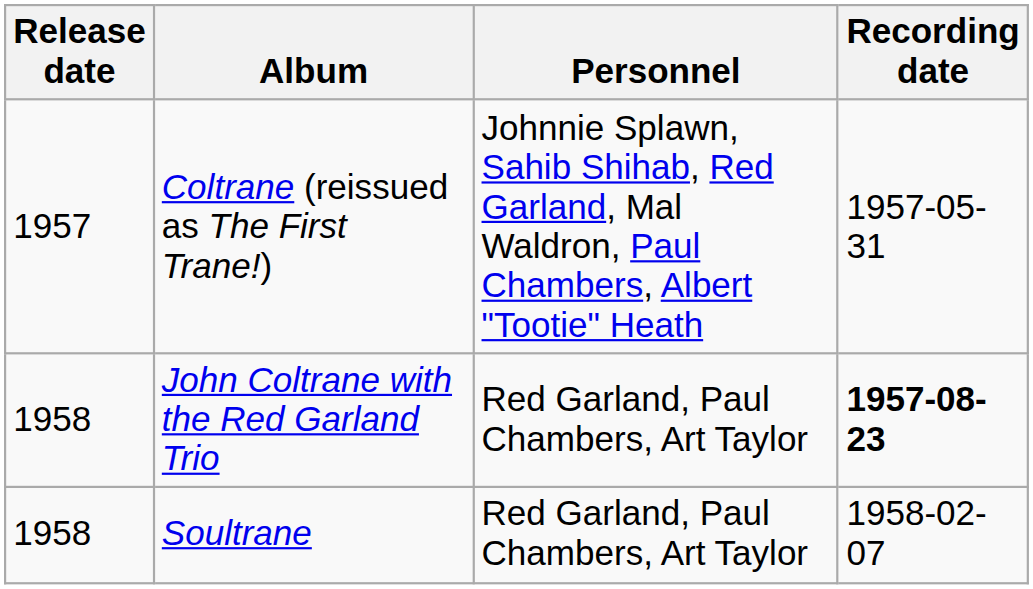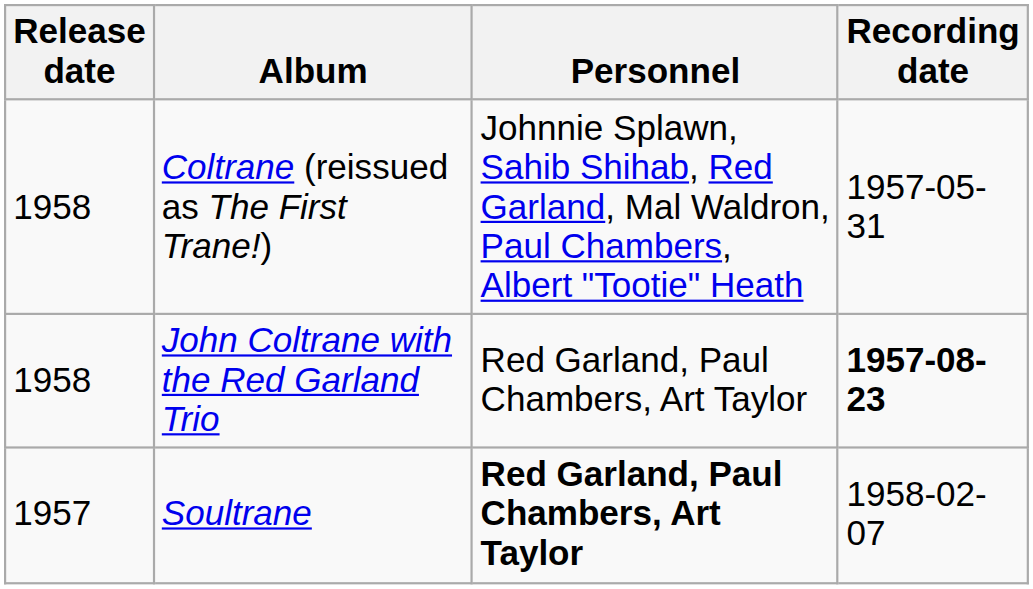(52, 225) 1957 -> (52, 206) 1958
(52, 534) 1958 -> (52, 514) 1957
(645, 534) normal -> (632, 514) bold
